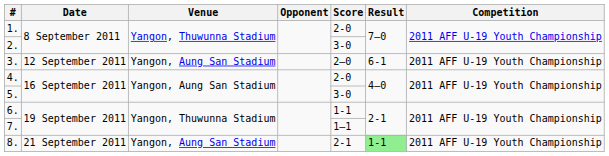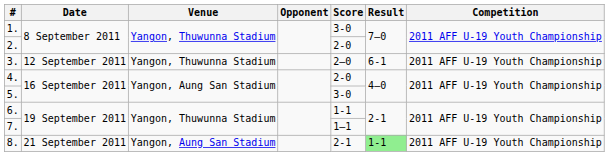(342, 29) 2-0 -> (342, 29) 3-0
(342, 45) 3-0 -> (342, 45) 2-0
(203, 61) Yangon, Aung San Stadium -> (203, 61) Yangon, Thuwunna Stadium
